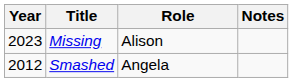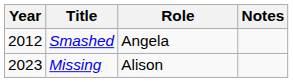rows swapped: (82, 65) <-> (75, 41)
